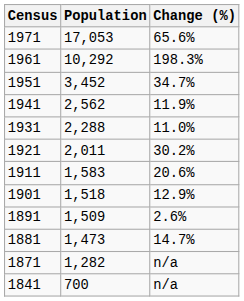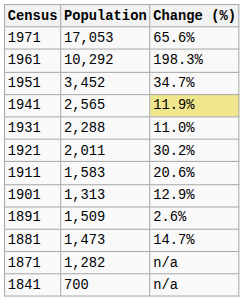(85, 106) 2,562 -> (85, 106) 2,565
(174, 106) no background -> (174, 106) khaki background
(85, 195) 1,518 -> (85, 195) 1,313
